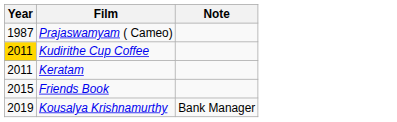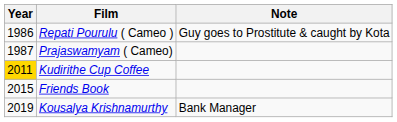+ row: (106, 33)
- row: (61, 70)
